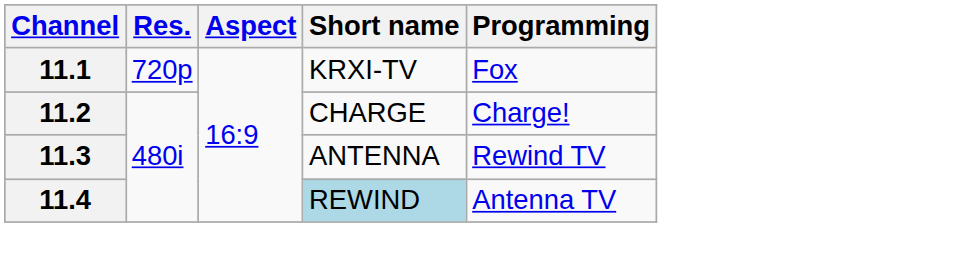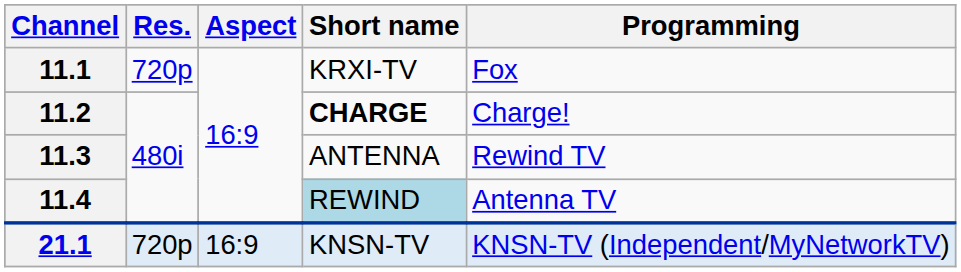(368, 112) normal -> (368, 112) bold
+ row: (65, 244)
